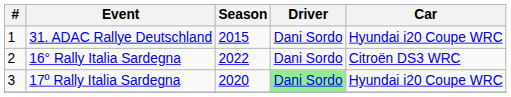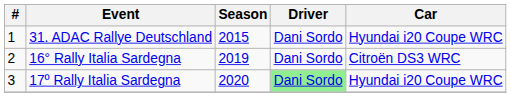(234, 59) 2022 -> (234, 59) 2019
